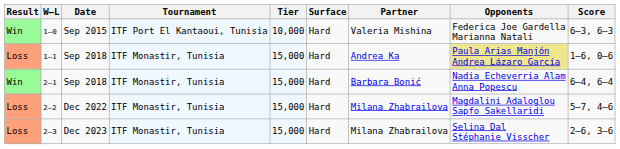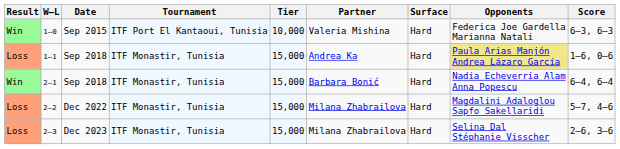columns swapped: (328, 12) <-> (399, 12)
